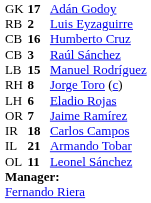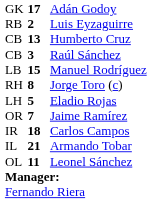(34, 39) 16 -> (34, 39) 13
(31, 100) 6 -> (31, 100) 5
